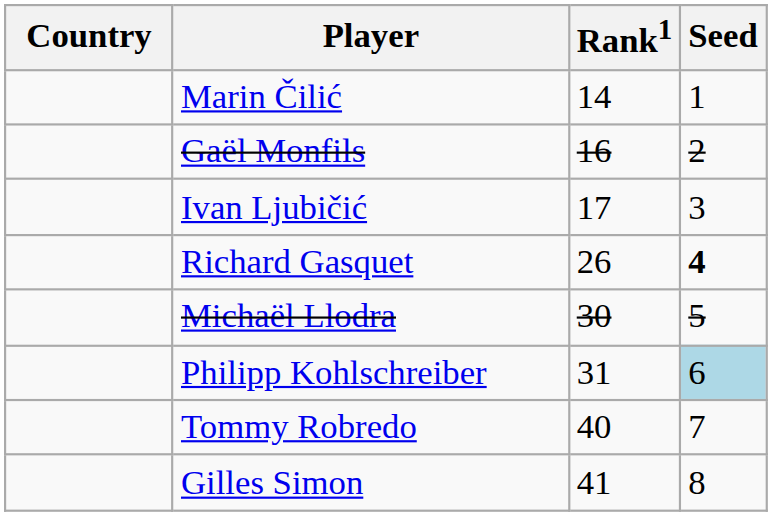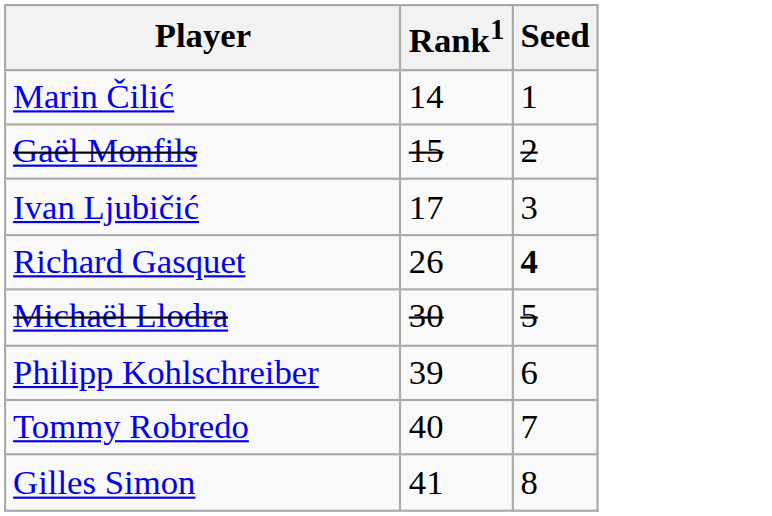- column: (89, 36)
(594, 151) 16 -> (426, 151) 15
(594, 371) 31 -> (426, 371) 39
(697, 371) lightblue background -> (529, 371) no background
